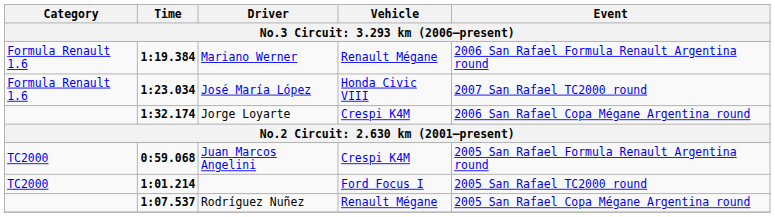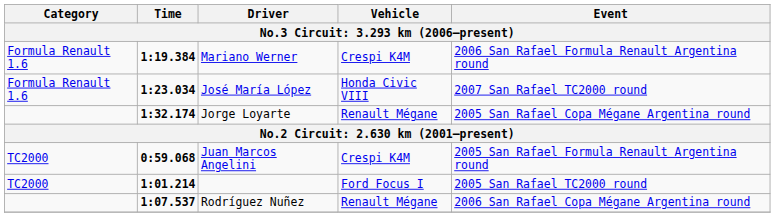(389, 58) Renault Mégane -> (376, 58) Crespi K4M
(376, 115) Crespi K4M -> (389, 115) Renault Mégane
(602, 115) 2006 San Rafael Copa Mégane Argentina round -> (602, 115) 2005 San Rafael Copa Mégane Argentina round
(602, 203) 2005 San Rafael Copa Mégane Argentina round -> (602, 203) 2006 San Rafael Copa Mégane Argentina round
